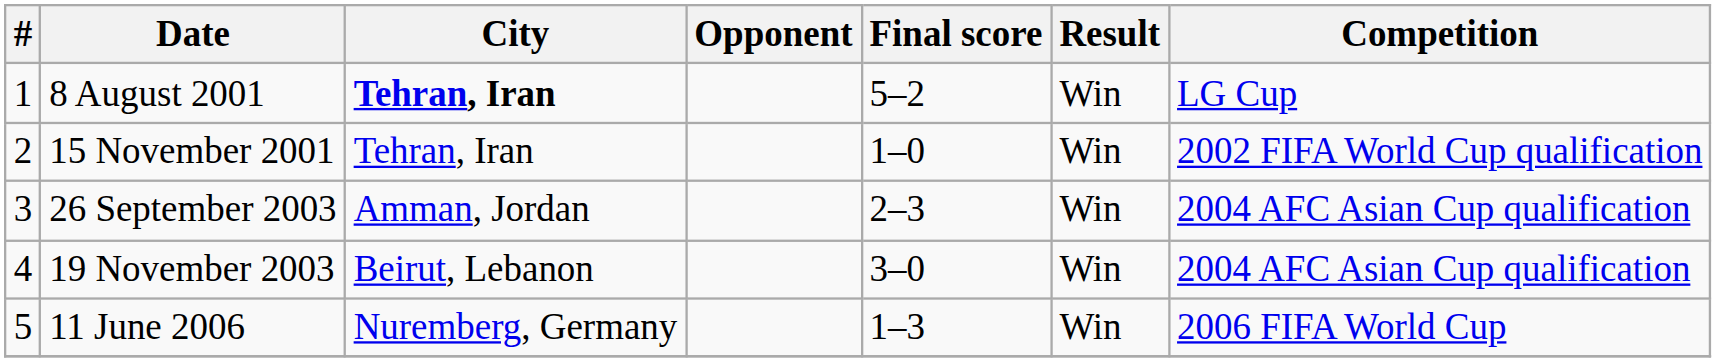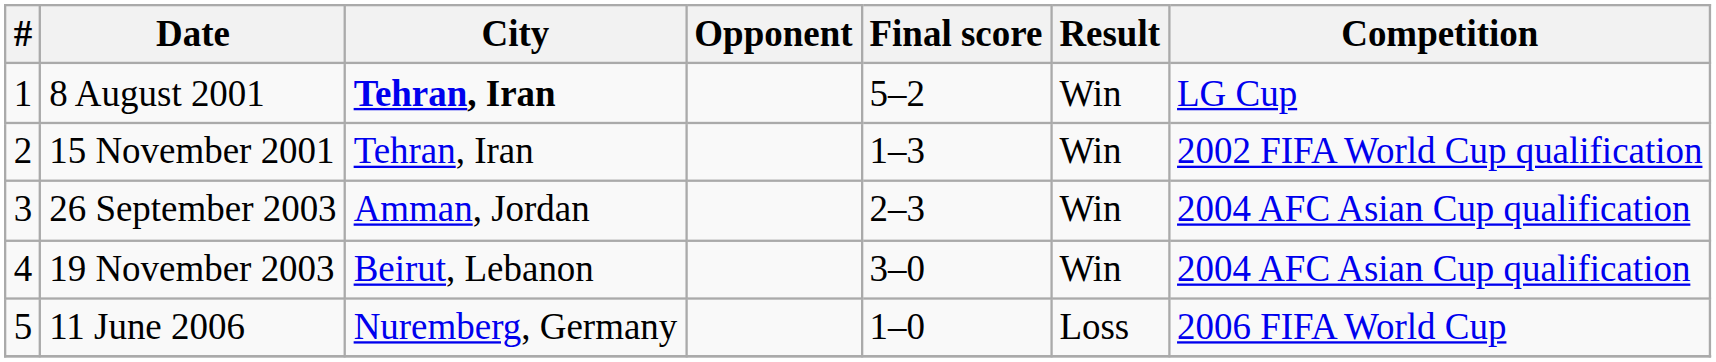(897, 151) 1–0 -> (897, 151) 1–3
(897, 326) 1–3 -> (897, 326) 1–0
(1090, 326) Win -> (1094, 326) Loss
